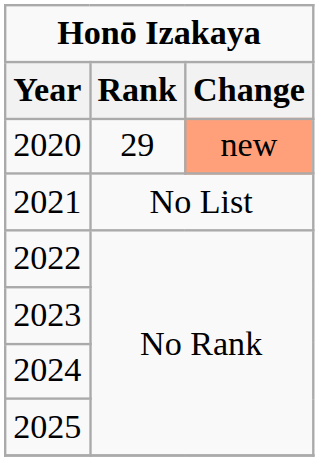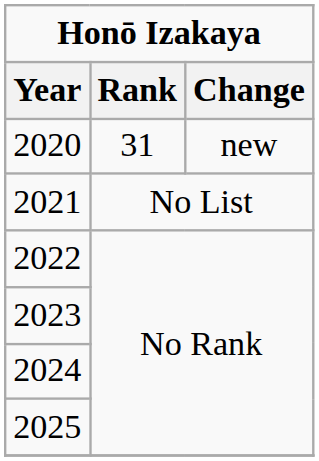(137, 145) 29 -> (137, 145) 31
(249, 145) lightsalmon background -> (249, 145) no background
